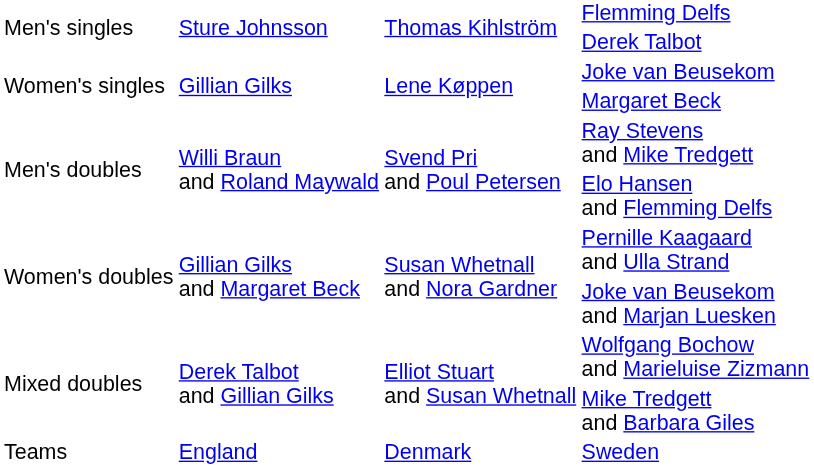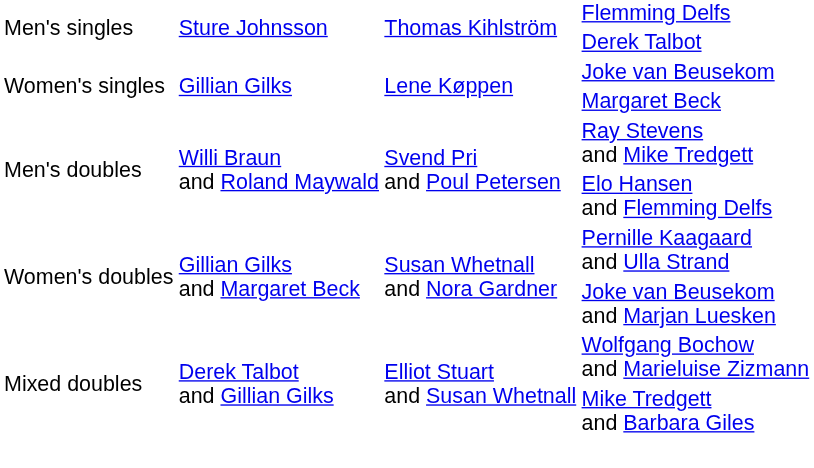- row: (620, 452)
